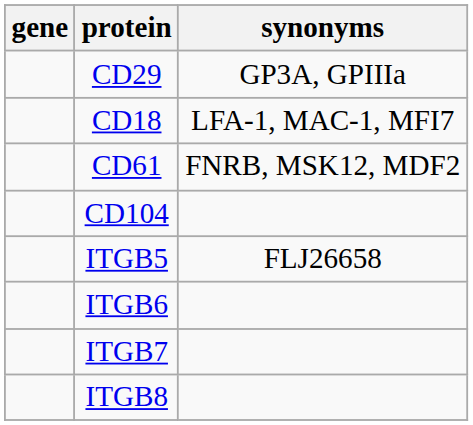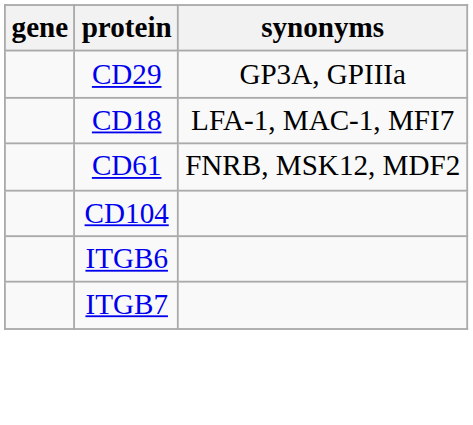- row: (127, 258)
- row: (127, 397)
